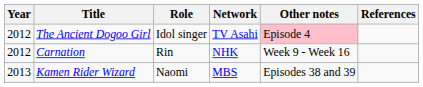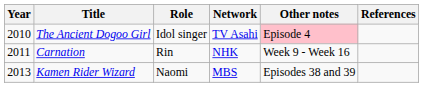(19, 34) 2012 -> (19, 34) 2010
(19, 53) 2012 -> (19, 53) 2011
